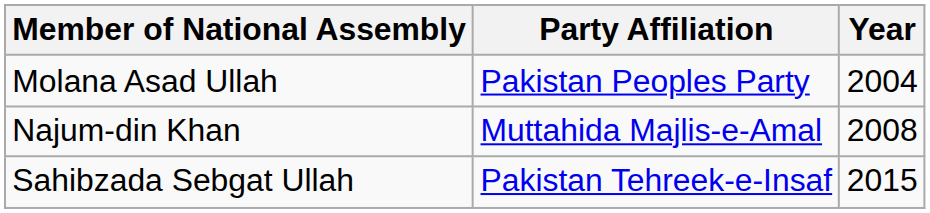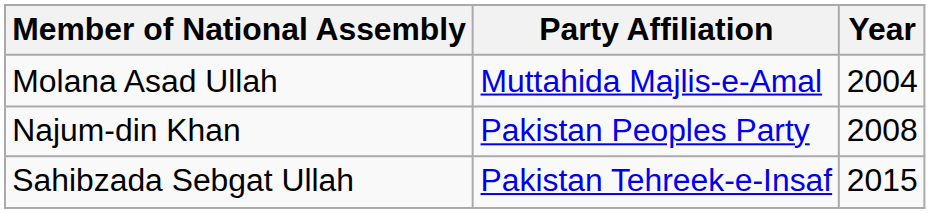(645, 80) Pakistan Peoples Party -> (651, 80) Muttahida Majlis-e-Amal
(651, 130) Muttahida Majlis-e-Amal -> (645, 130) Pakistan Peoples Party
